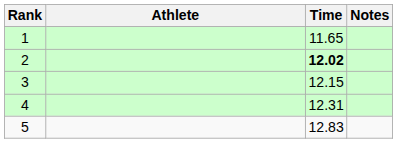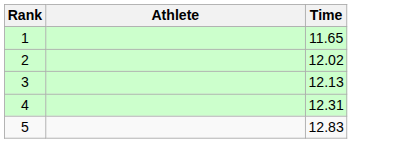- column: (370, 15)
(326, 60) bold -> (326, 60) normal
(326, 82) 12.15 -> (326, 82) 12.13
